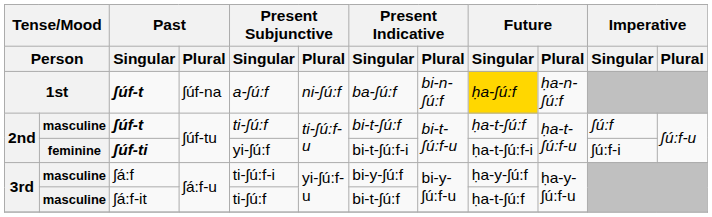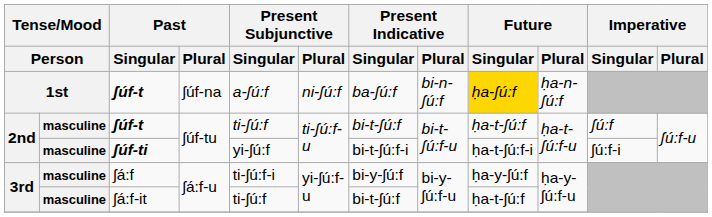(74, 151) feminine -> (74, 151) masculine
